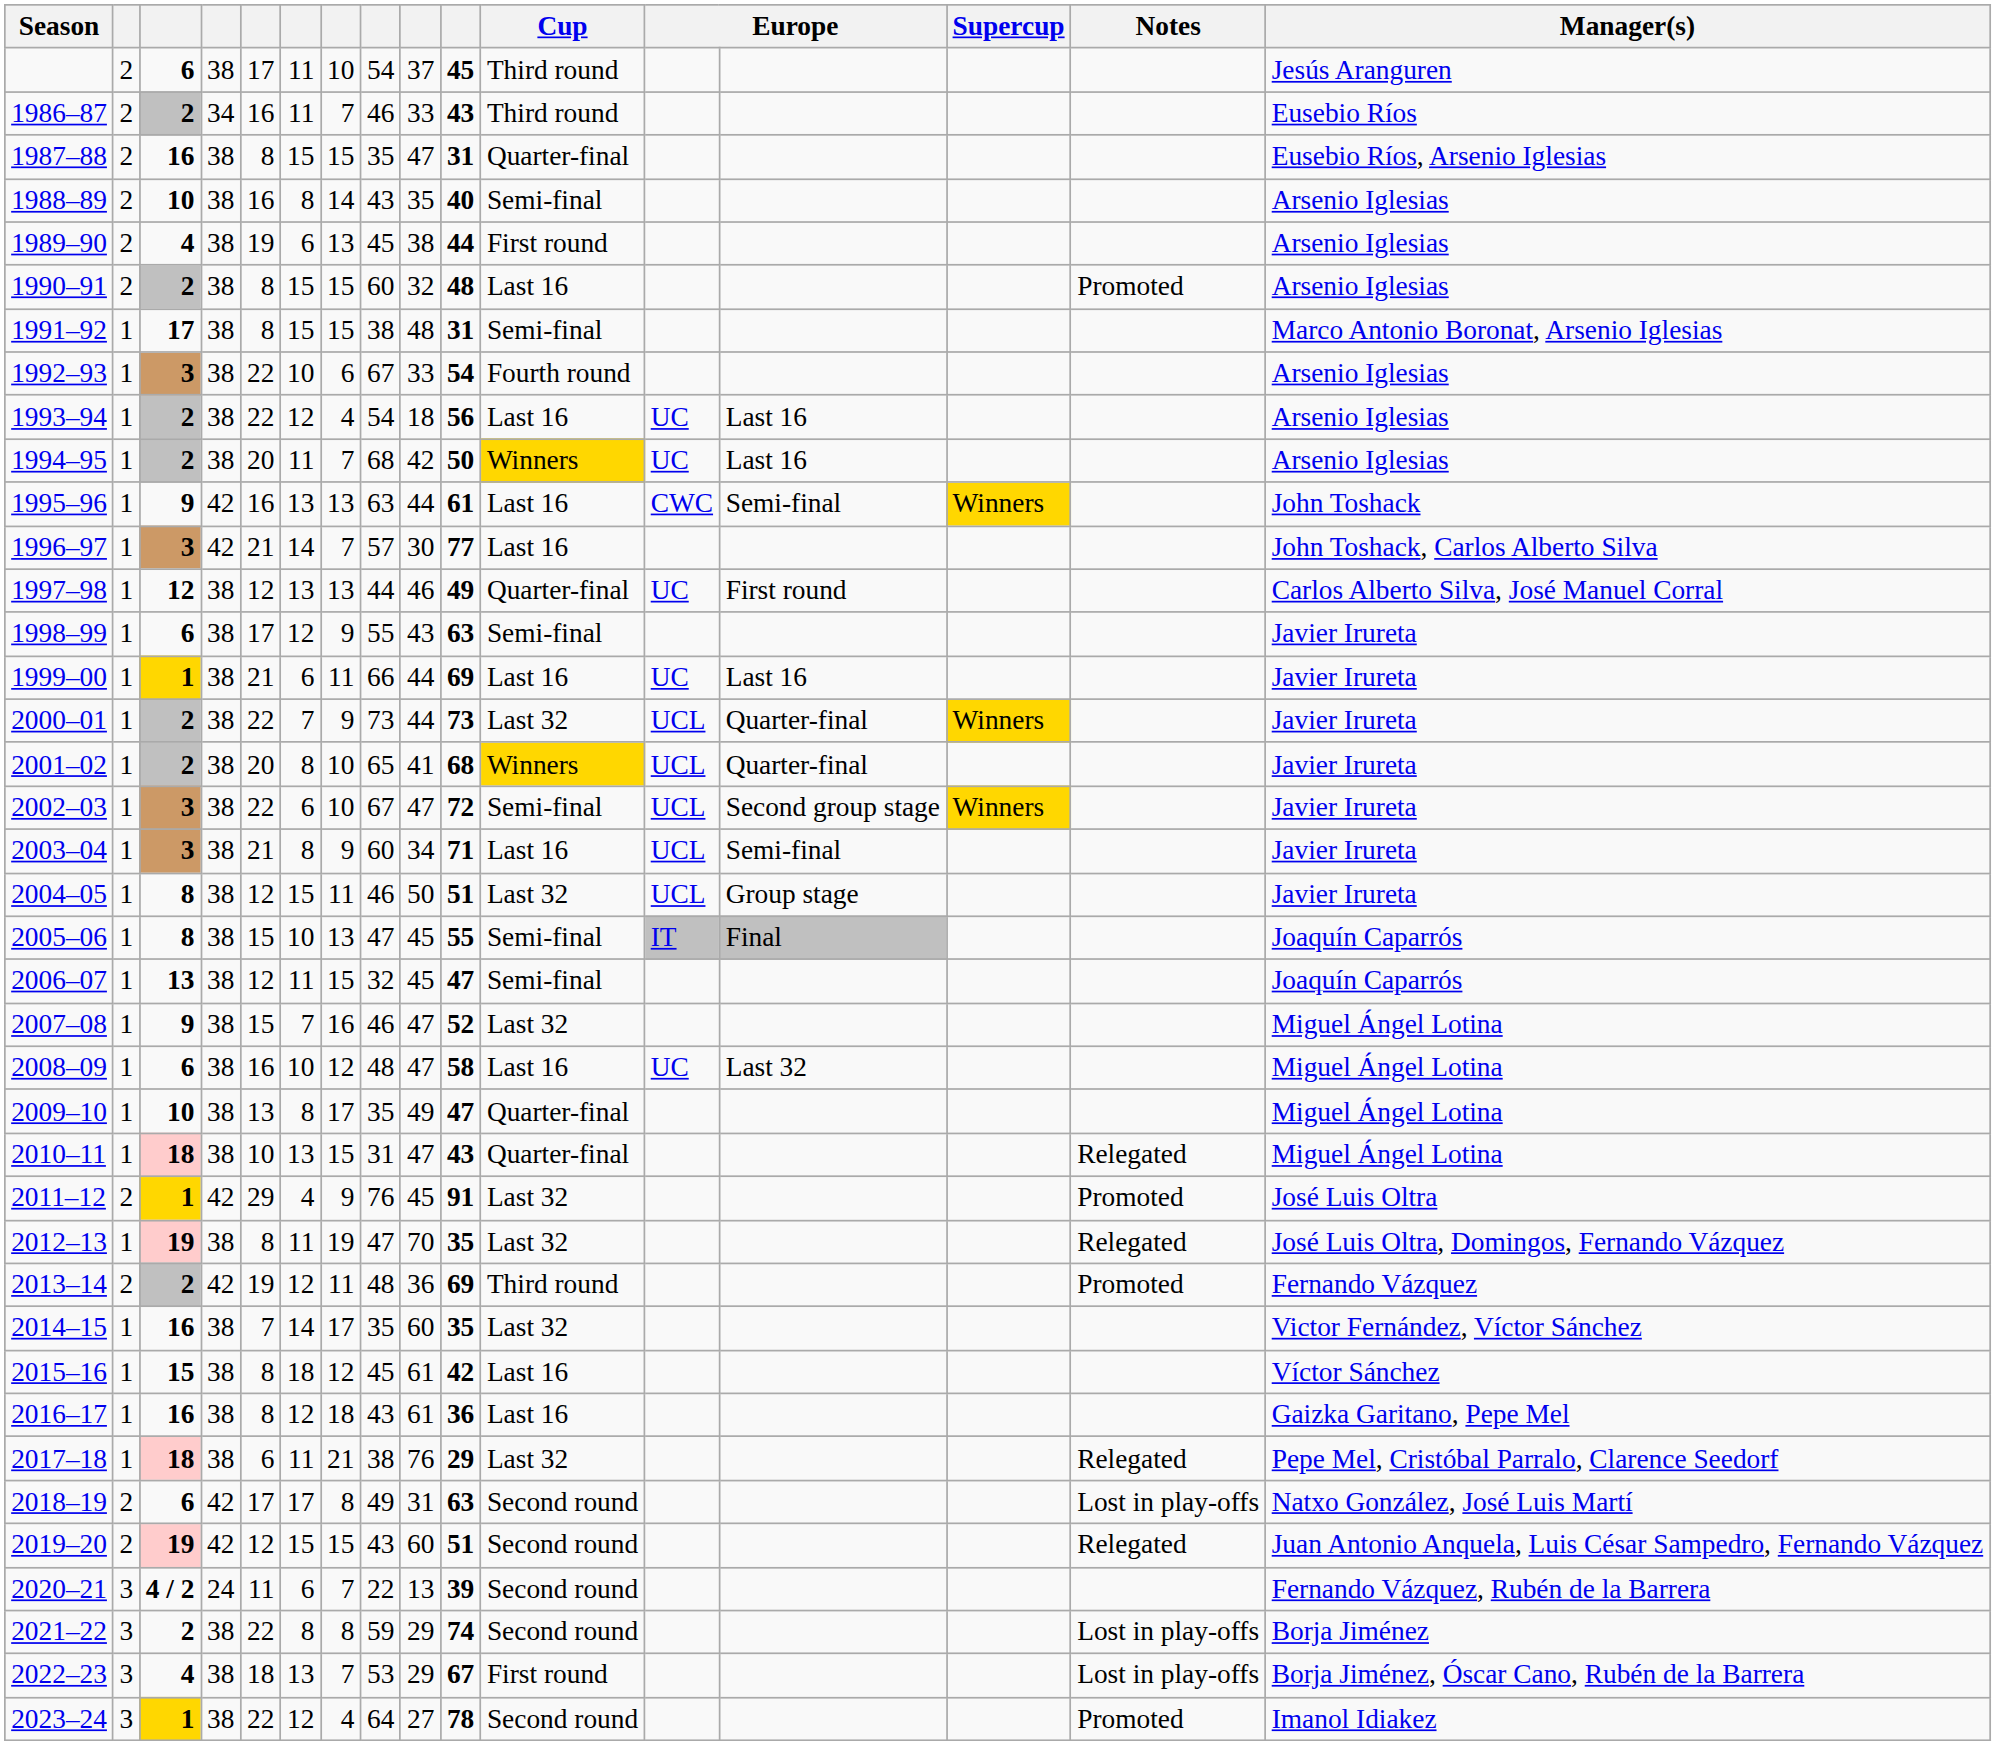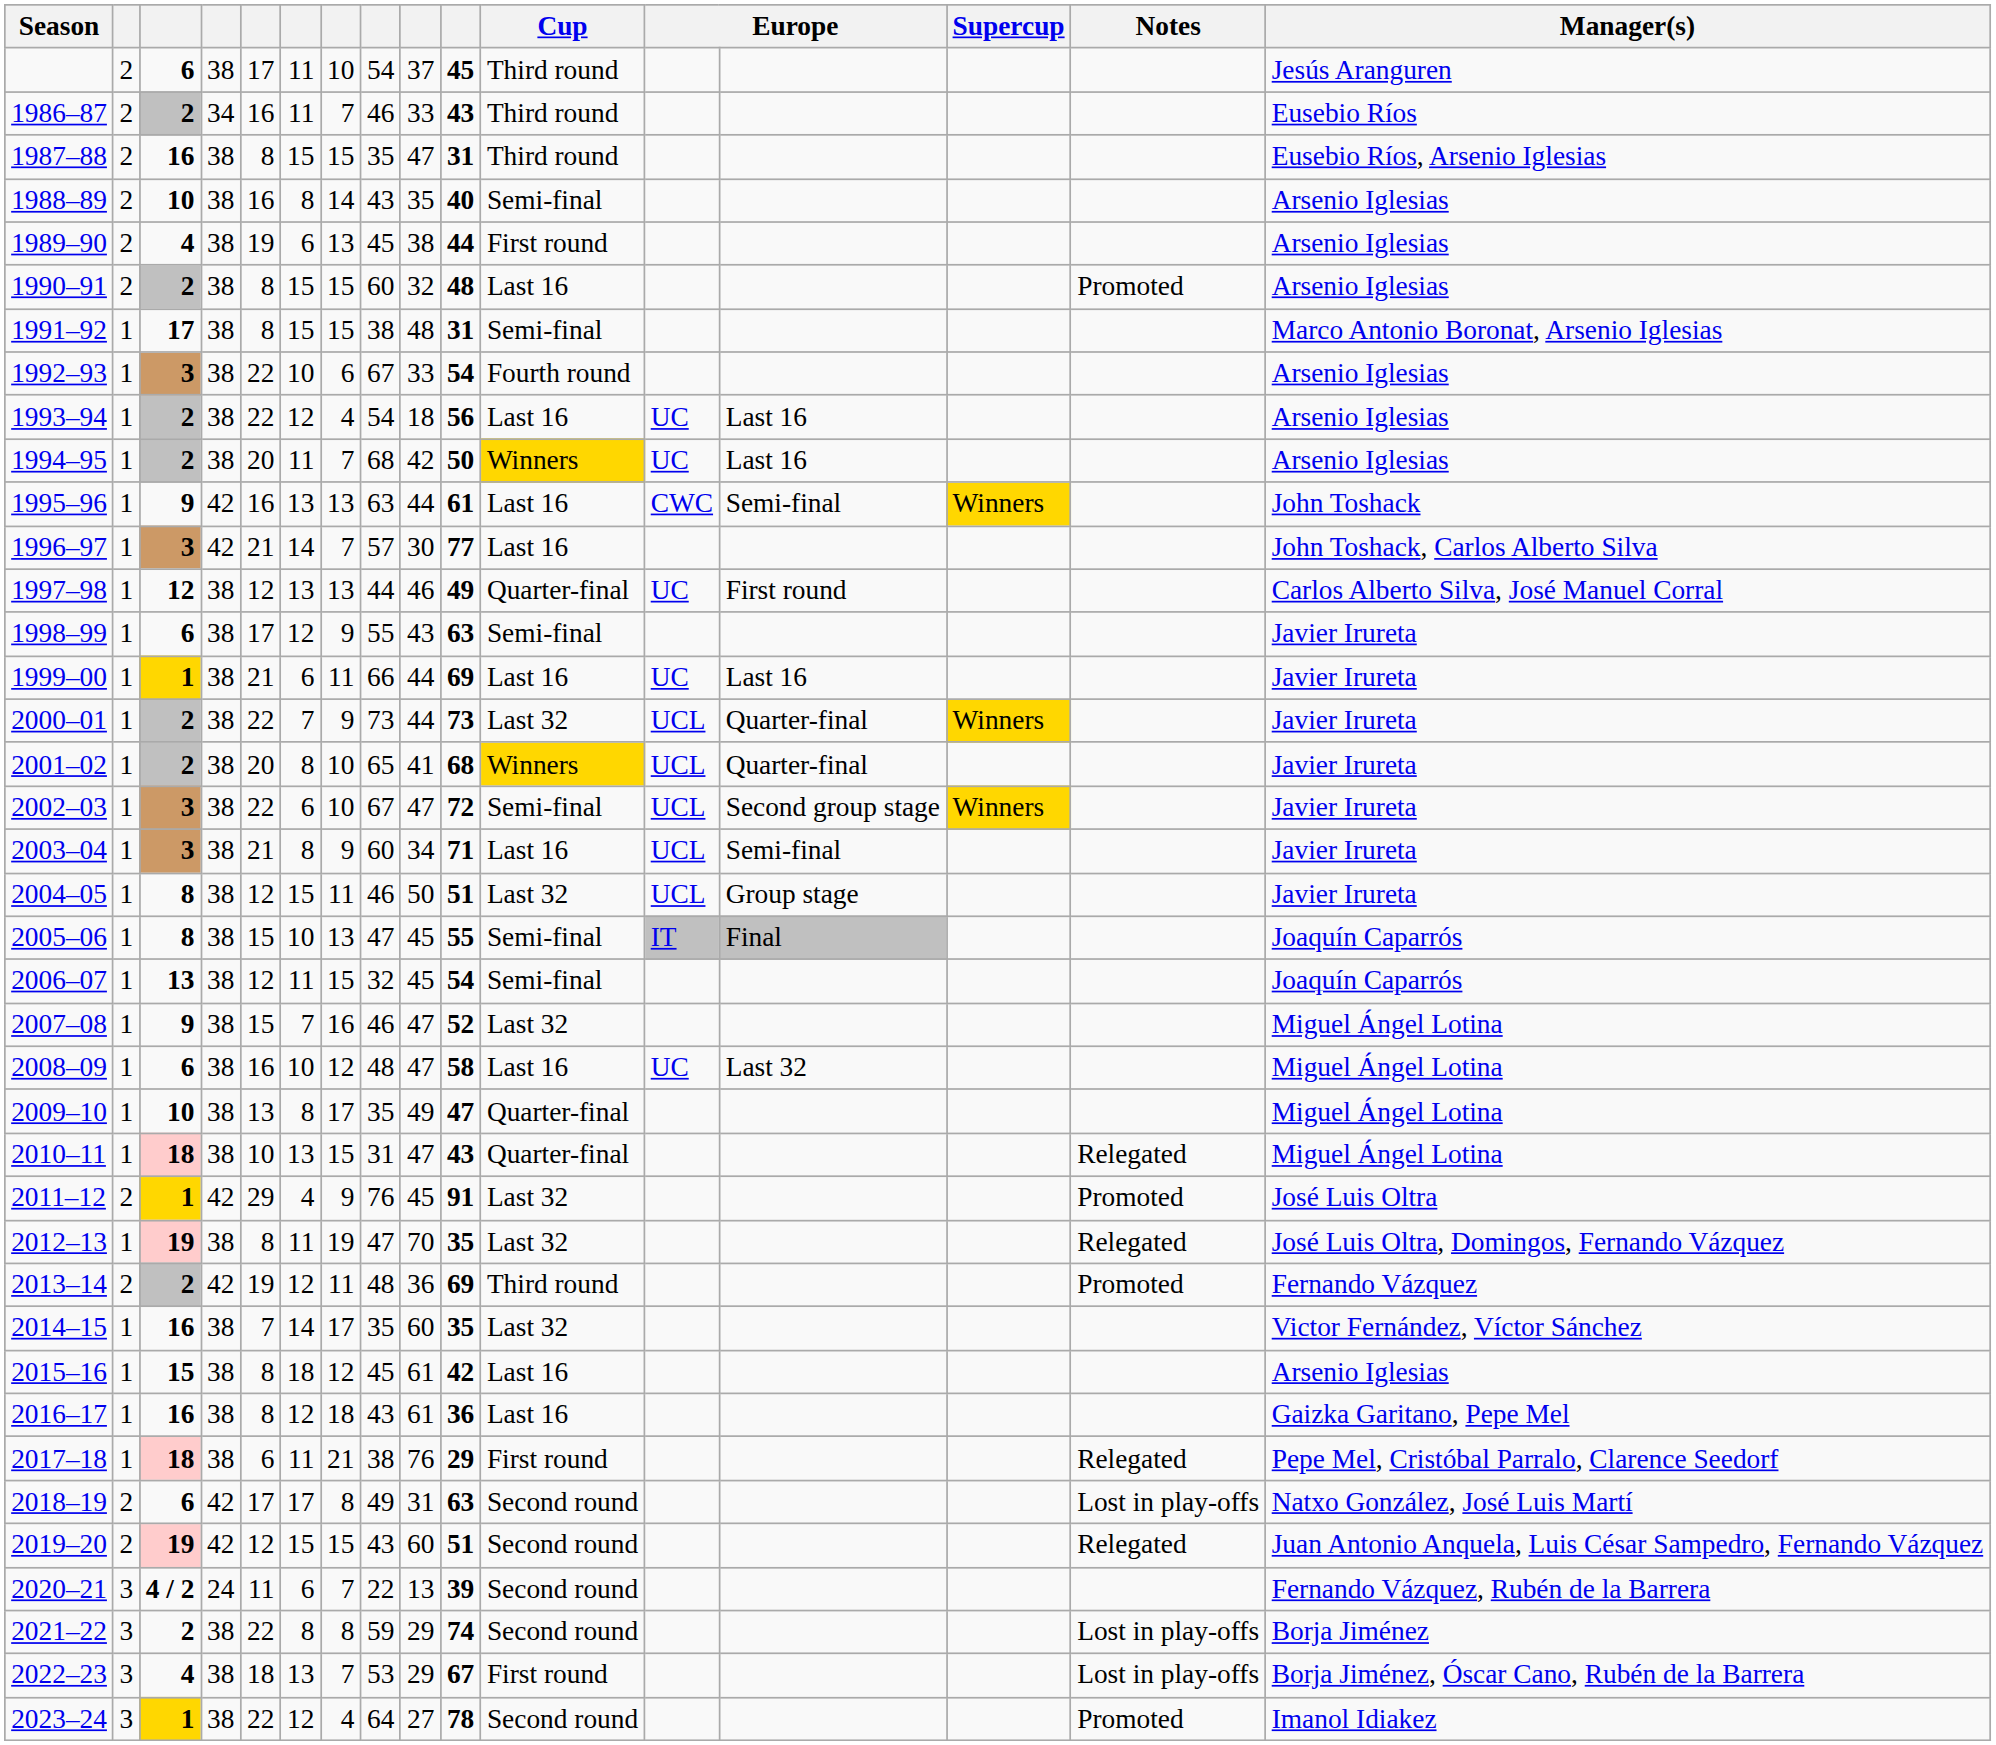(558, 156) Quarter-final -> (553, 156) Third round
(461, 980) 47 -> (461, 980) 54
(1356, 1371) Víctor Sánchez -> (1360, 1371) Arsenio Iglesias
(528, 1458) Last 32 -> (547, 1458) First round
